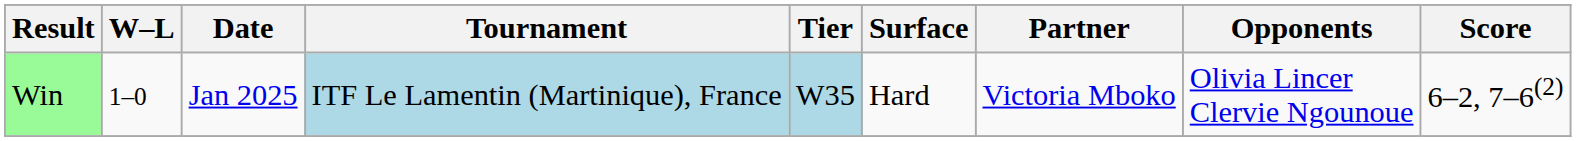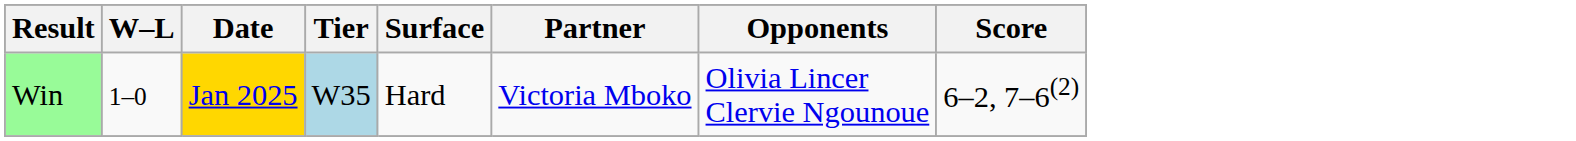- column: (547, 28)
(243, 93) no background -> (243, 93) gold background
